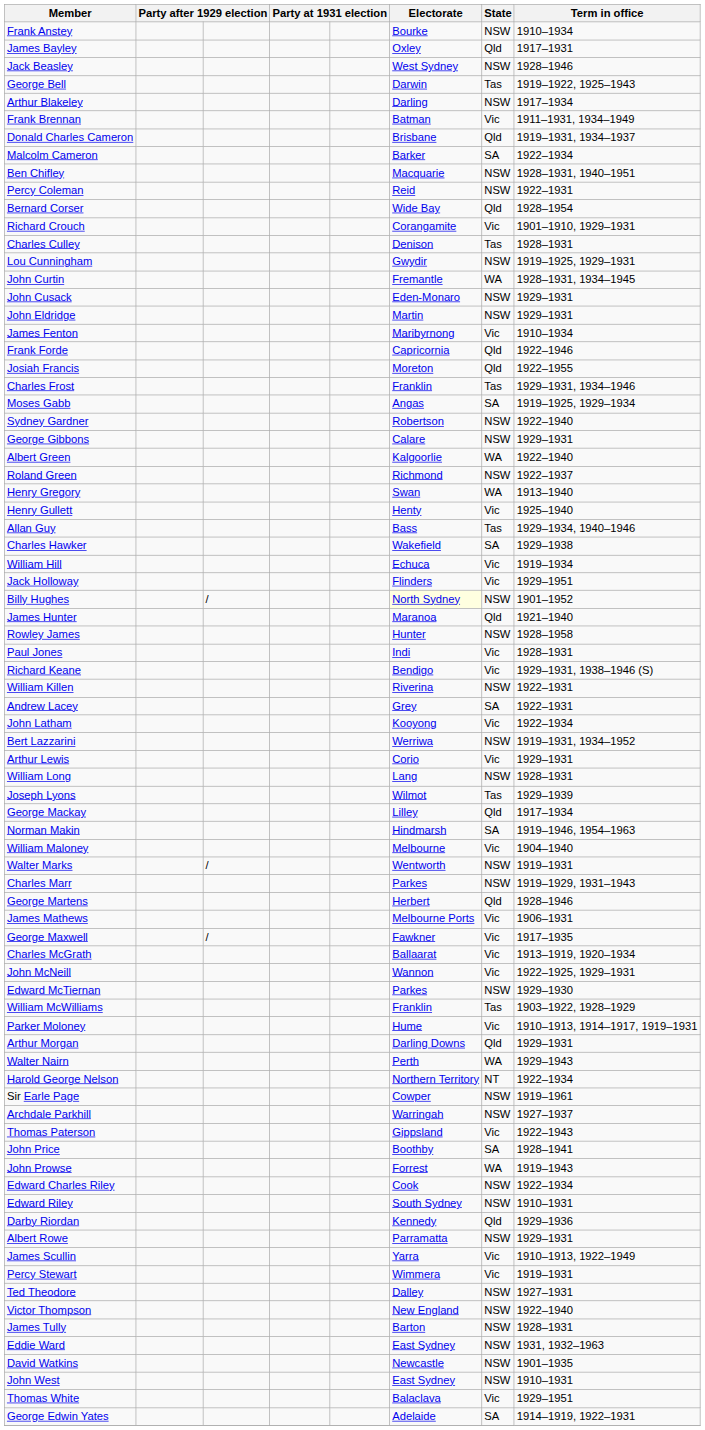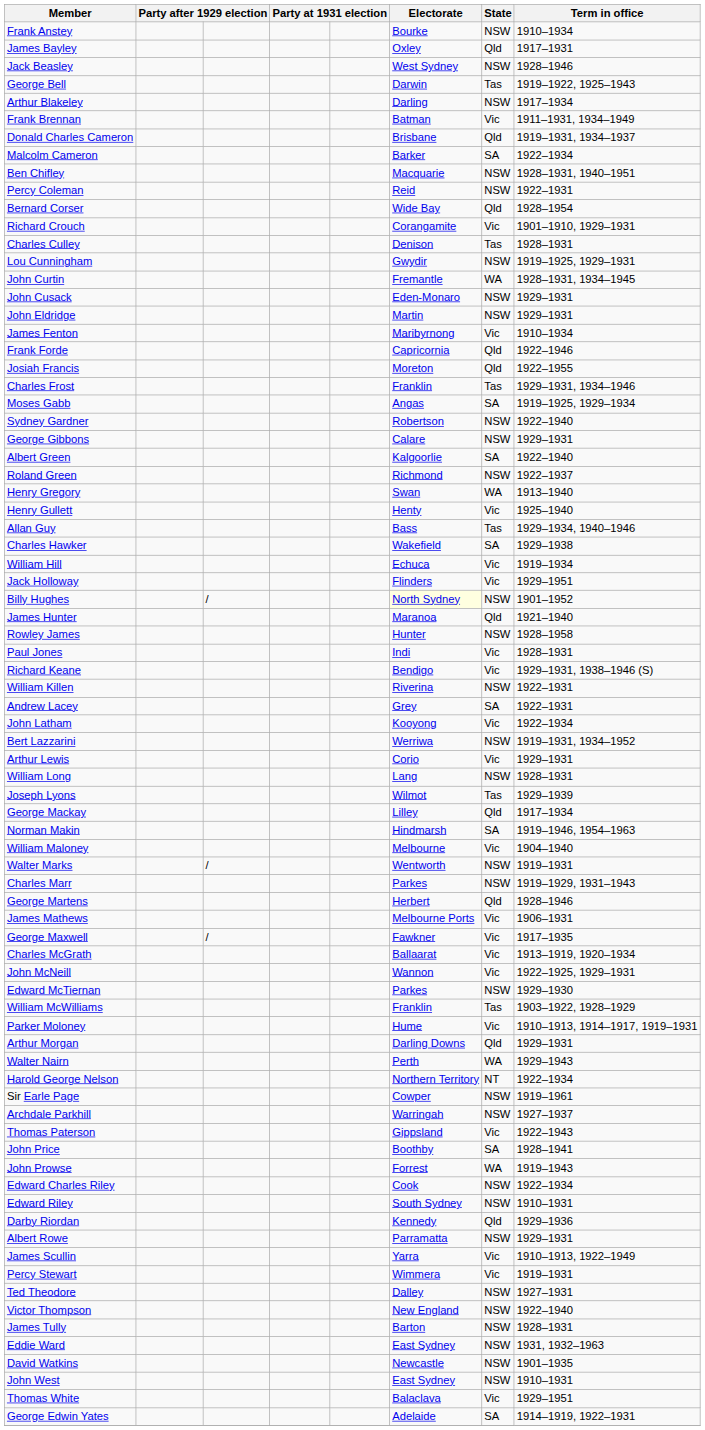(493, 457) WA -> (492, 457) SA
